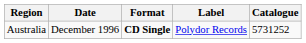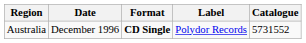(271, 30) 5731252 -> (271, 30) 5731552
